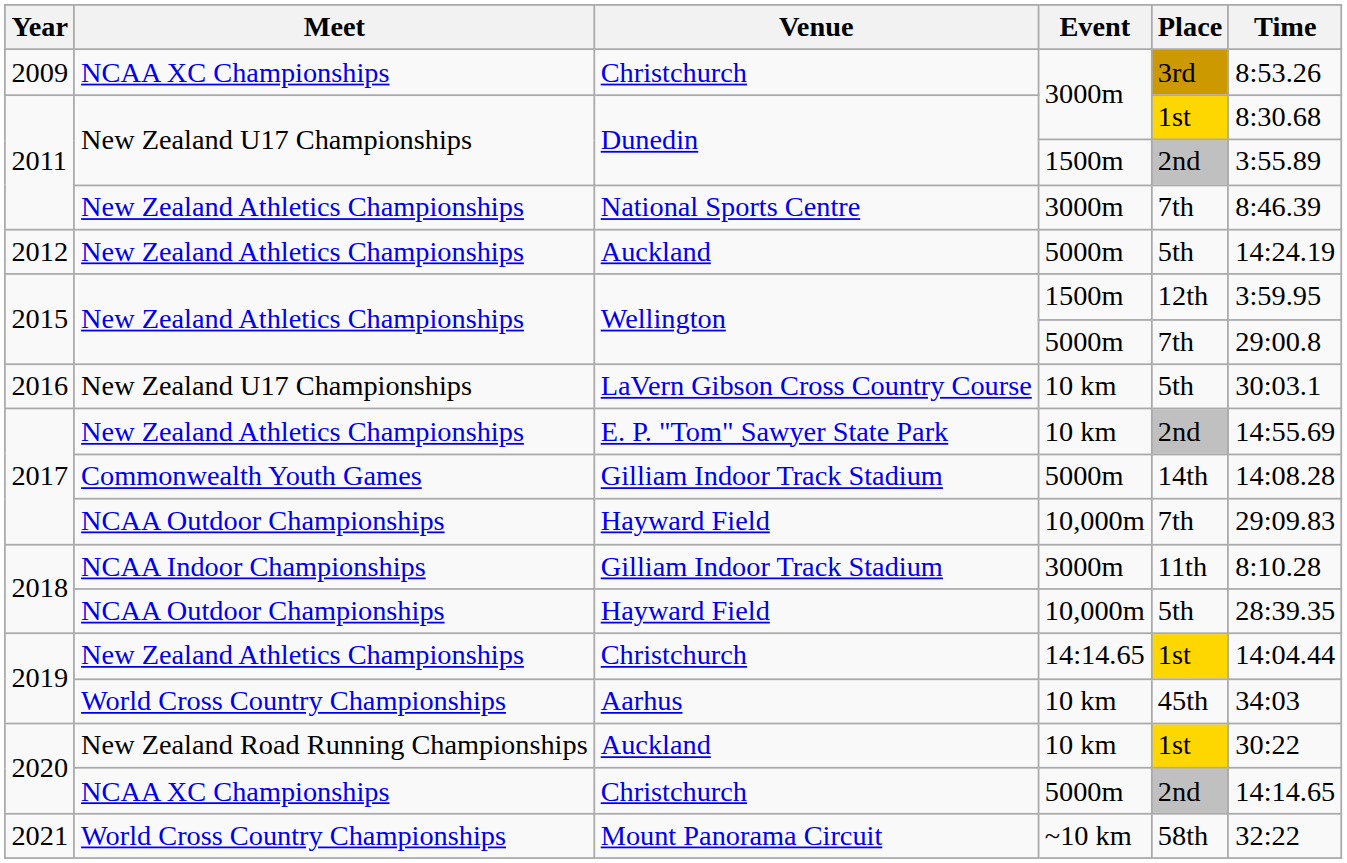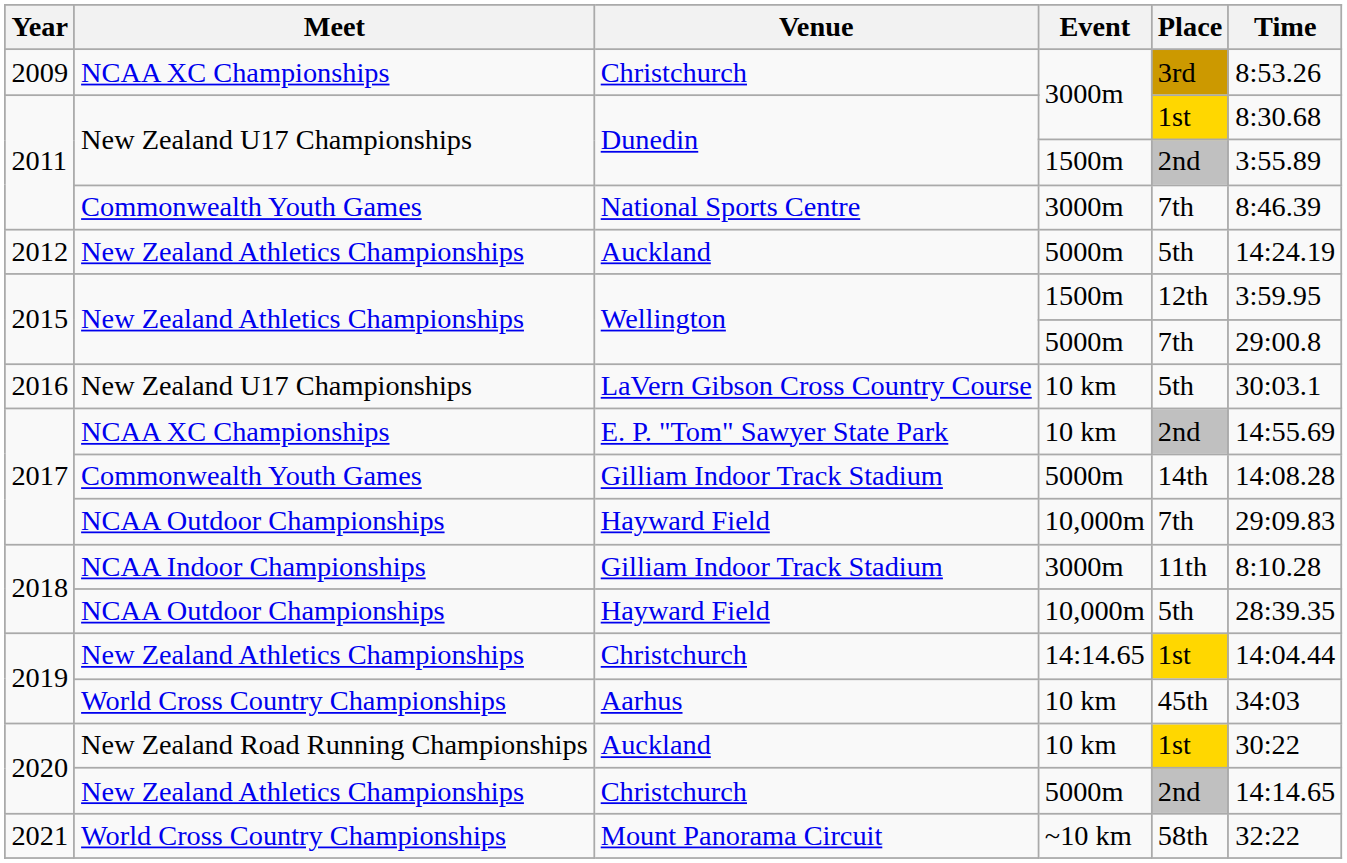(303, 206) New Zealand Athletics Championships -> (251, 206) Commonwealth Youth Games
(303, 431) New Zealand Athletics Championships -> (235, 431) NCAA XC Championships
(235, 790) NCAA XC Championships -> (303, 790) New Zealand Athletics Championships
